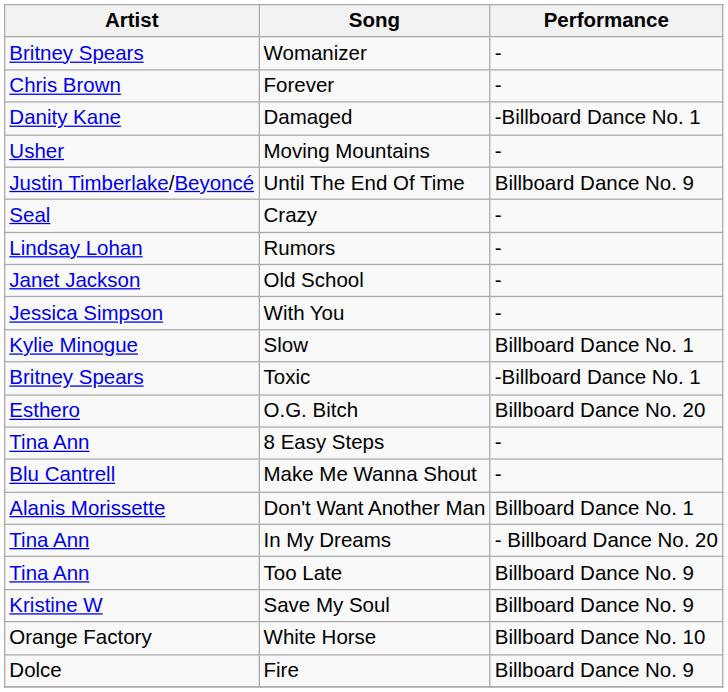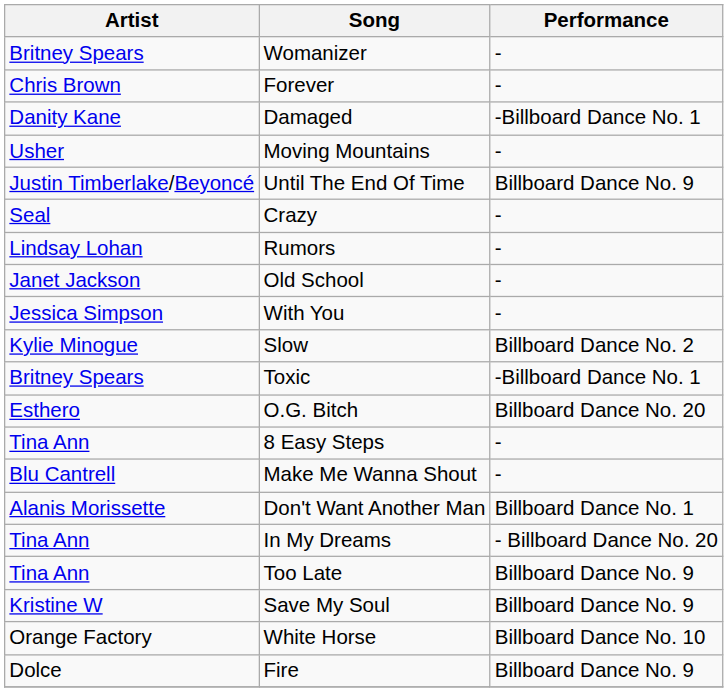(594, 345) Billboard Dance No. 1 -> (594, 345) Billboard Dance No. 2
